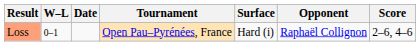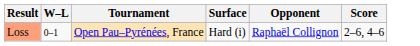- column: (85, 13)
